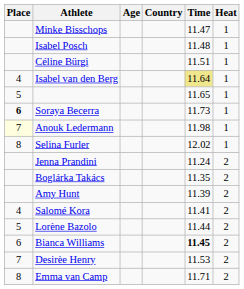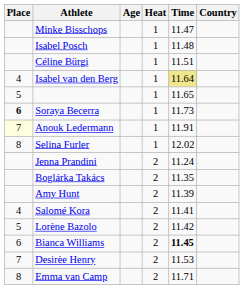columns swapped: (164, 12) <-> (226, 12)
(199, 128) 11.98 -> (182, 128) 11.91
(199, 227) 11.44 -> (182, 227) 11.42
